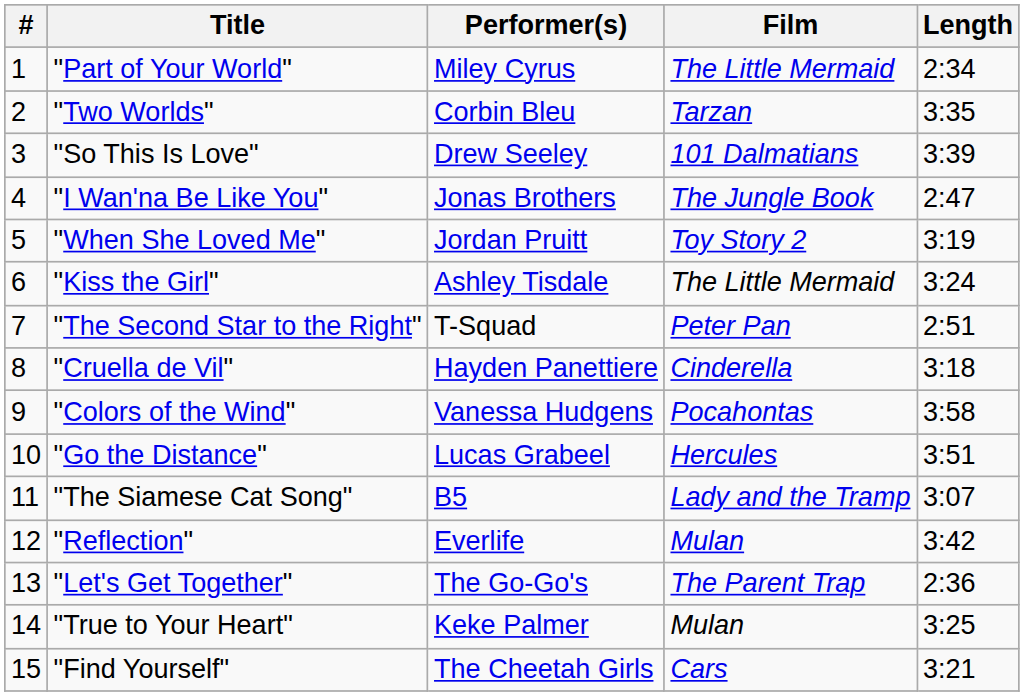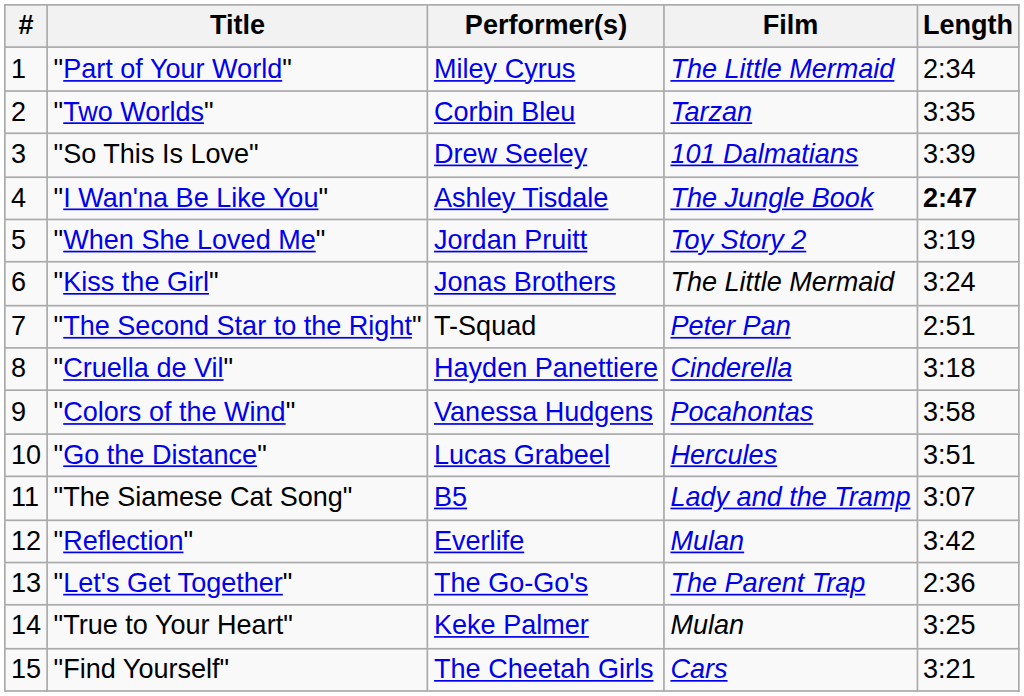(525, 197) Jonas Brothers -> (521, 197) Ashley Tisdale
(949, 197) normal -> (950, 197) bold
(521, 283) Ashley Tisdale -> (525, 283) Jonas Brothers
